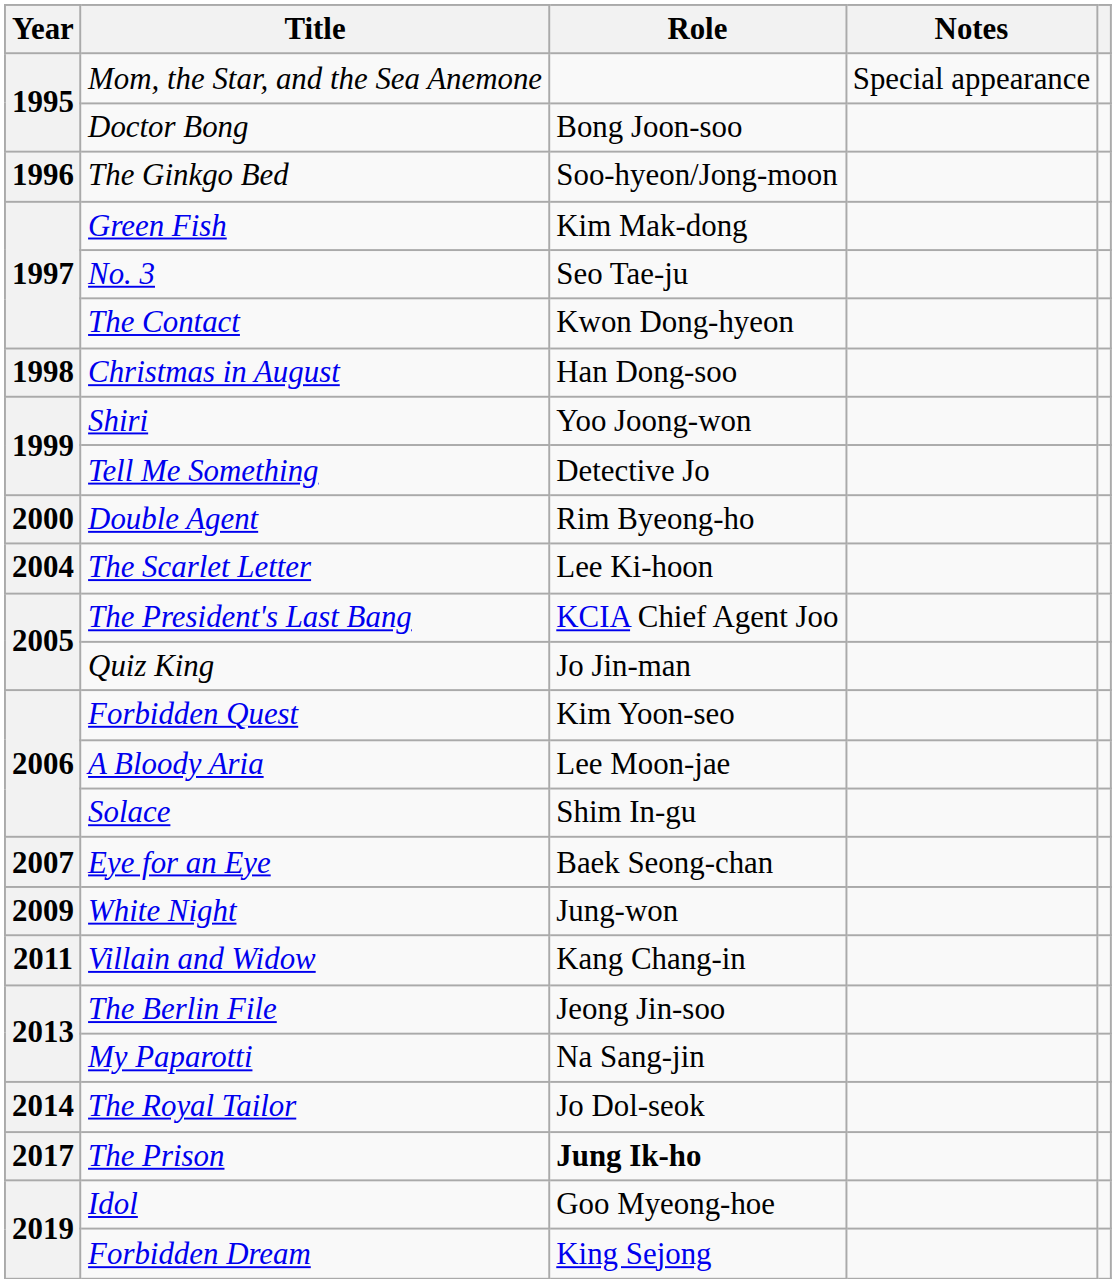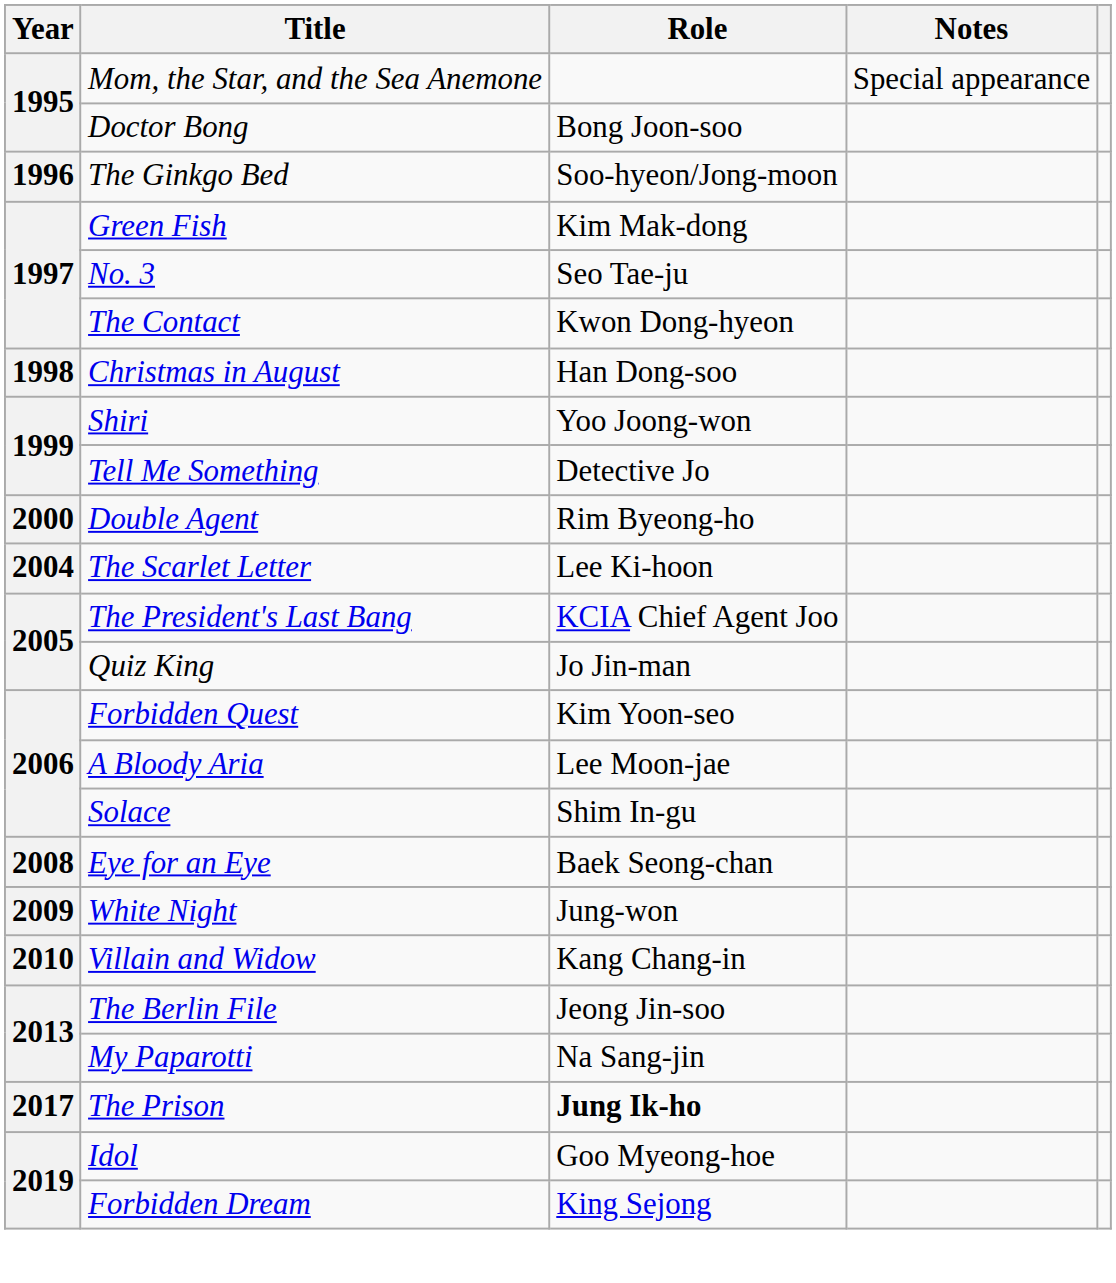(43, 861) 2007 -> (43, 861) 2008
(43, 959) 2011 -> (43, 959) 2010
- row: (192, 1106)
